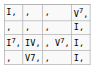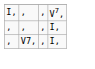- row: (14, 43)
